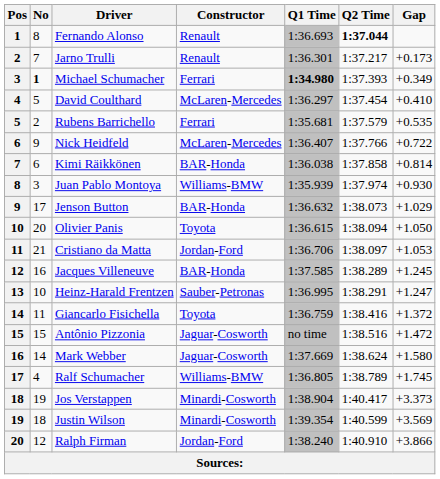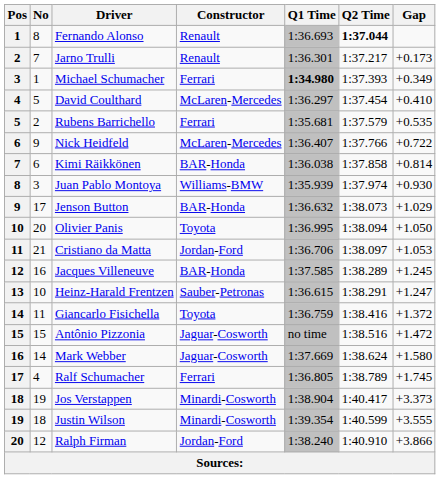(36, 78) bold -> (36, 78) normal
(310, 227) 1:36.615 -> (310, 227) 1:36.995
(310, 291) 1:36.995 -> (310, 291) 1:36.615
(221, 377) Williams-BMW -> (197, 377) Ferrari
(414, 419) +3.569 -> (414, 419) +3.555
